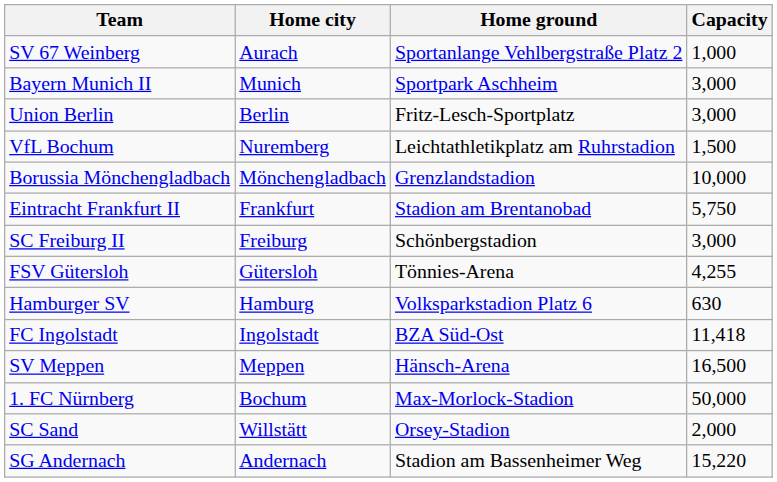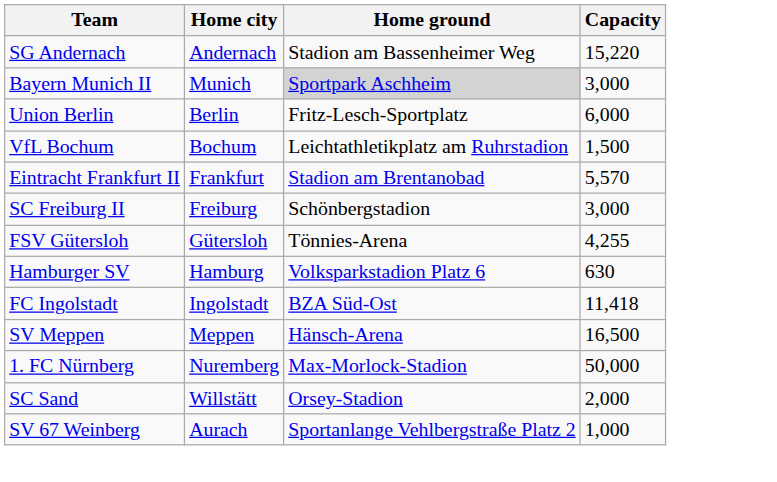rows swapped: (67, 460) <-> (75, 51)
(476, 83) no background -> (370, 83) lightgrey background
(714, 114) 3,000 -> (607, 114) 6,000
(284, 146) Nuremberg -> (223, 146) Bochum
- row: (120, 177)
(714, 209) 5,750 -> (607, 177) 5,570
(273, 397) Bochum -> (234, 366) Nuremberg
